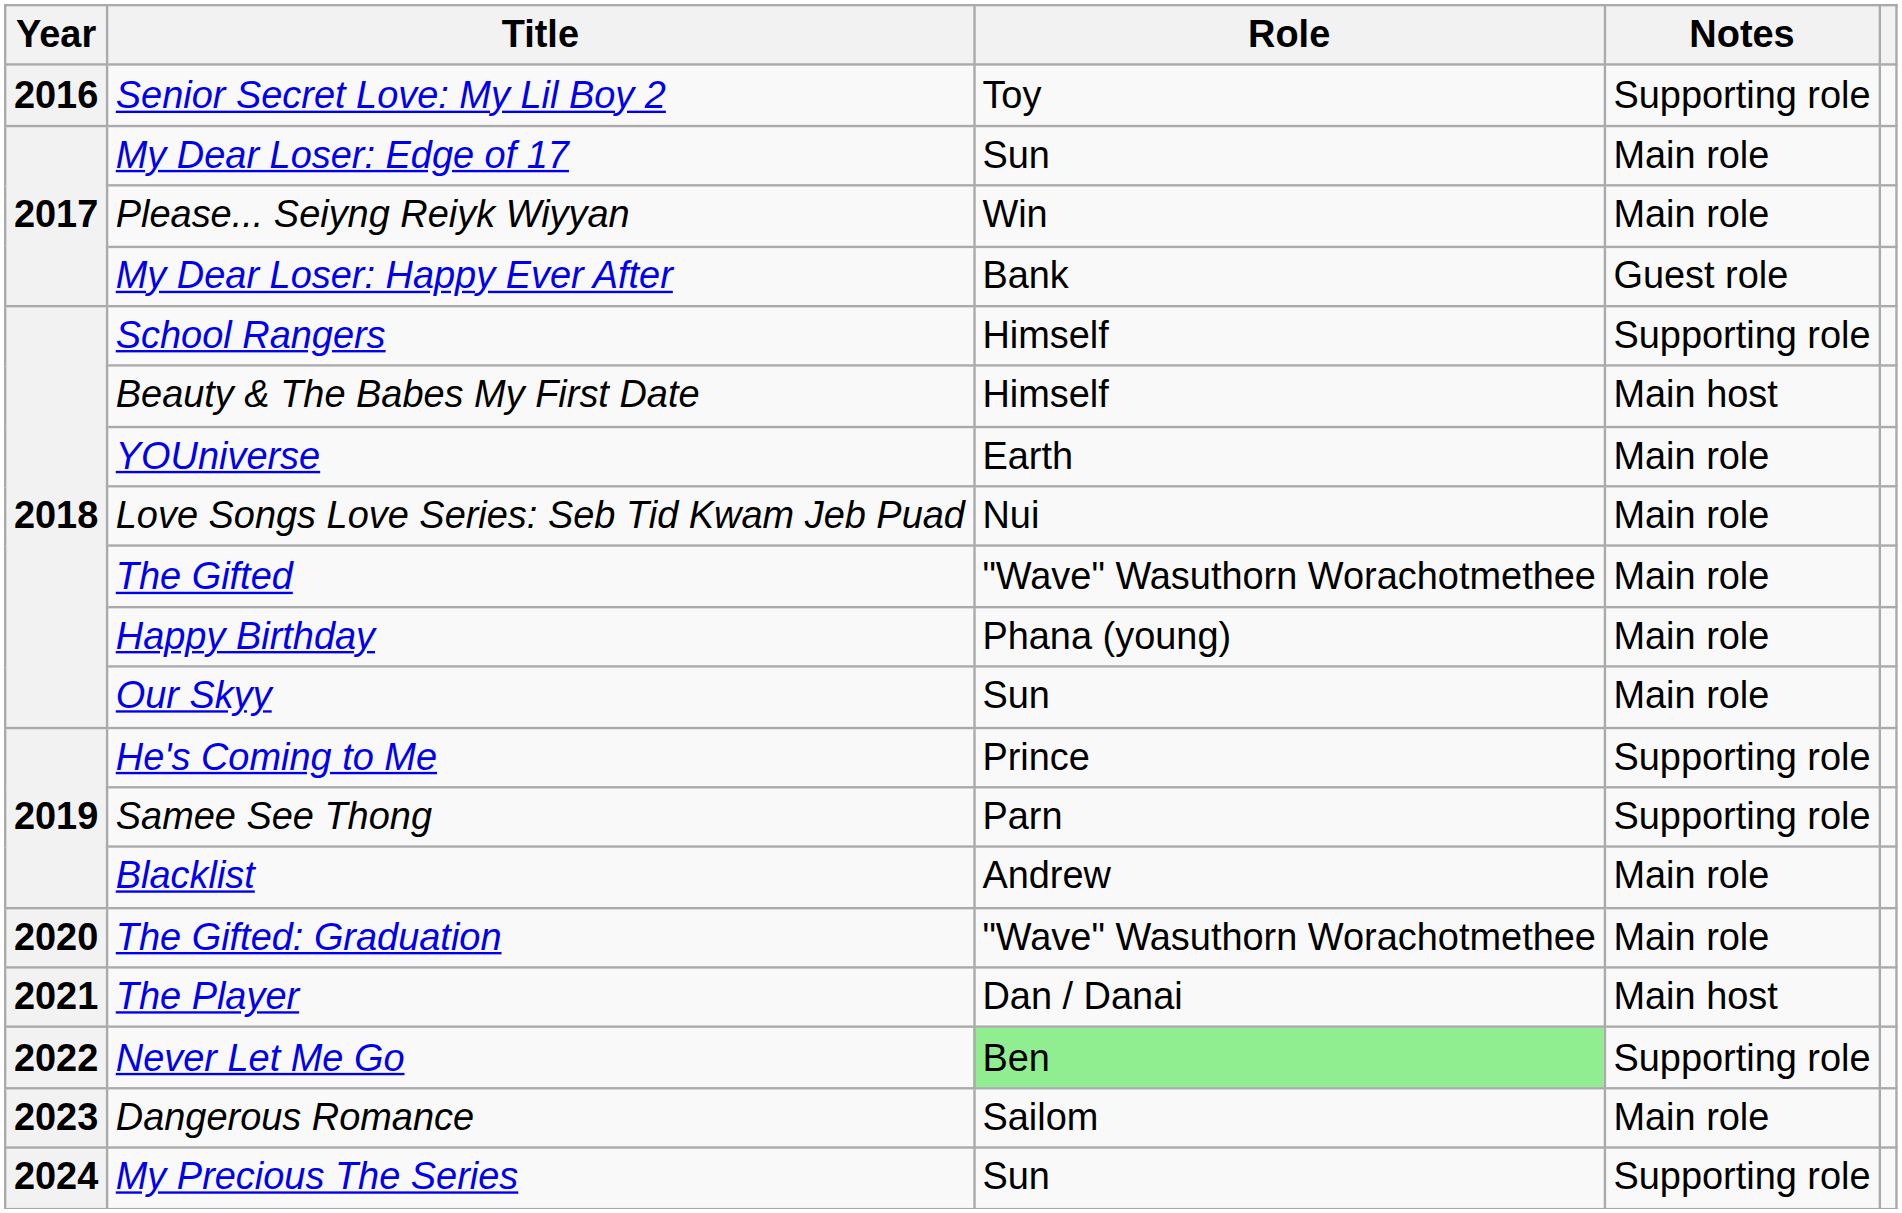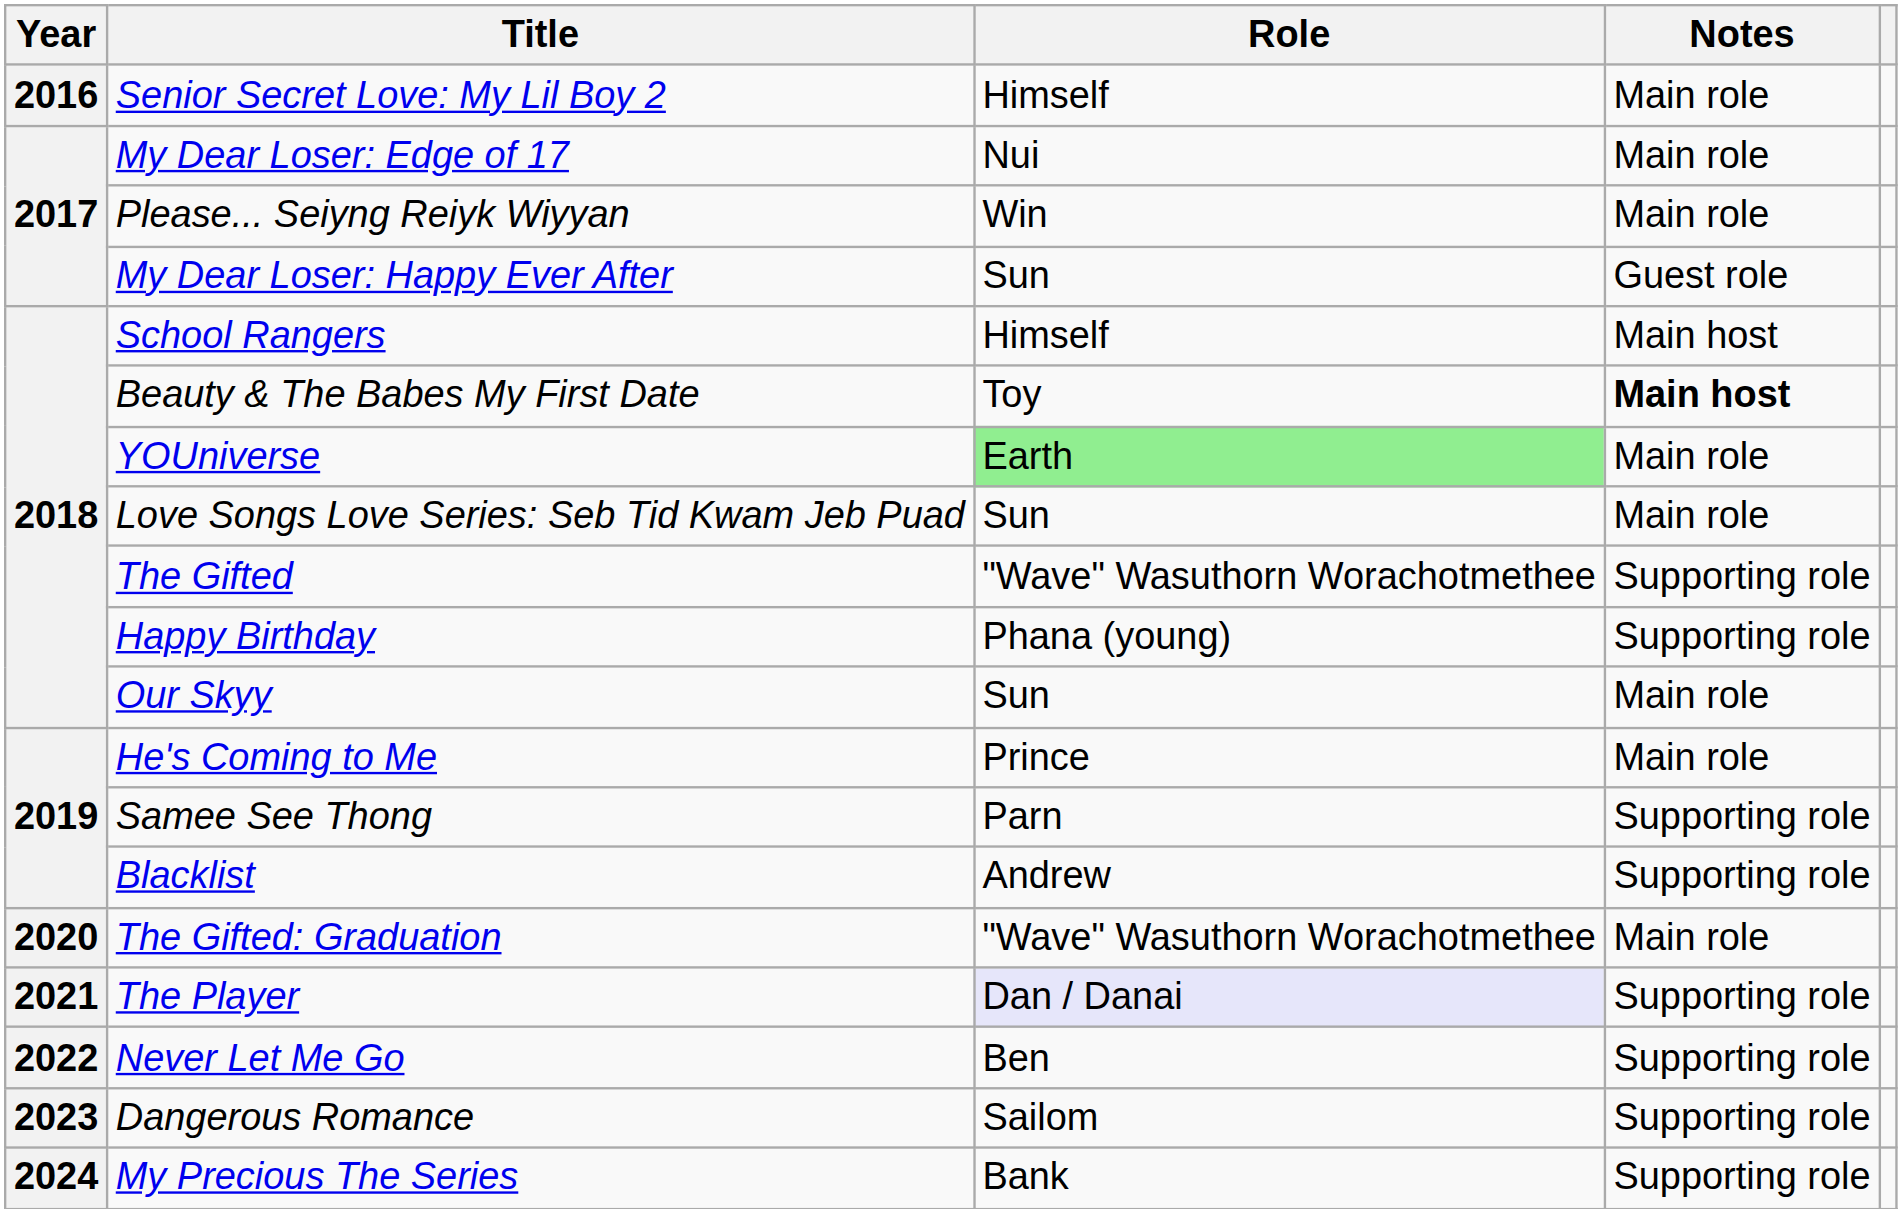(1012, 94) Toy -> (1046, 94) Himself
(1742, 94) Supporting role -> (1691, 94) Main role
(1016, 154) Sun -> (1011, 154) Nui
(1026, 275) Bank -> (1016, 275) Sun
(1742, 335) Supporting role -> (1696, 335) Main host
(1046, 395) Himself -> (1012, 395) Toy
(1696, 395) normal -> (1702, 395) bold
(1028, 455) no background -> (1028, 455) lightgreen background
(1011, 515) Nui -> (1016, 515) Sun
(1691, 575) Main role -> (1742, 575) Supporting role
(1691, 635) Main role -> (1742, 635) Supporting role
(1742, 756) Supporting role -> (1691, 756) Main role
(1691, 876) Main role -> (1742, 876) Supporting role
(1083, 996) no background -> (1083, 996) lavender background
(1696, 996) Main host -> (1742, 996) Supporting role
(1016, 1056) lightgreen background -> (1016, 1056) no background
(1691, 1117) Main role -> (1742, 1117) Supporting role
(1016, 1177) Sun -> (1026, 1177) Bank
